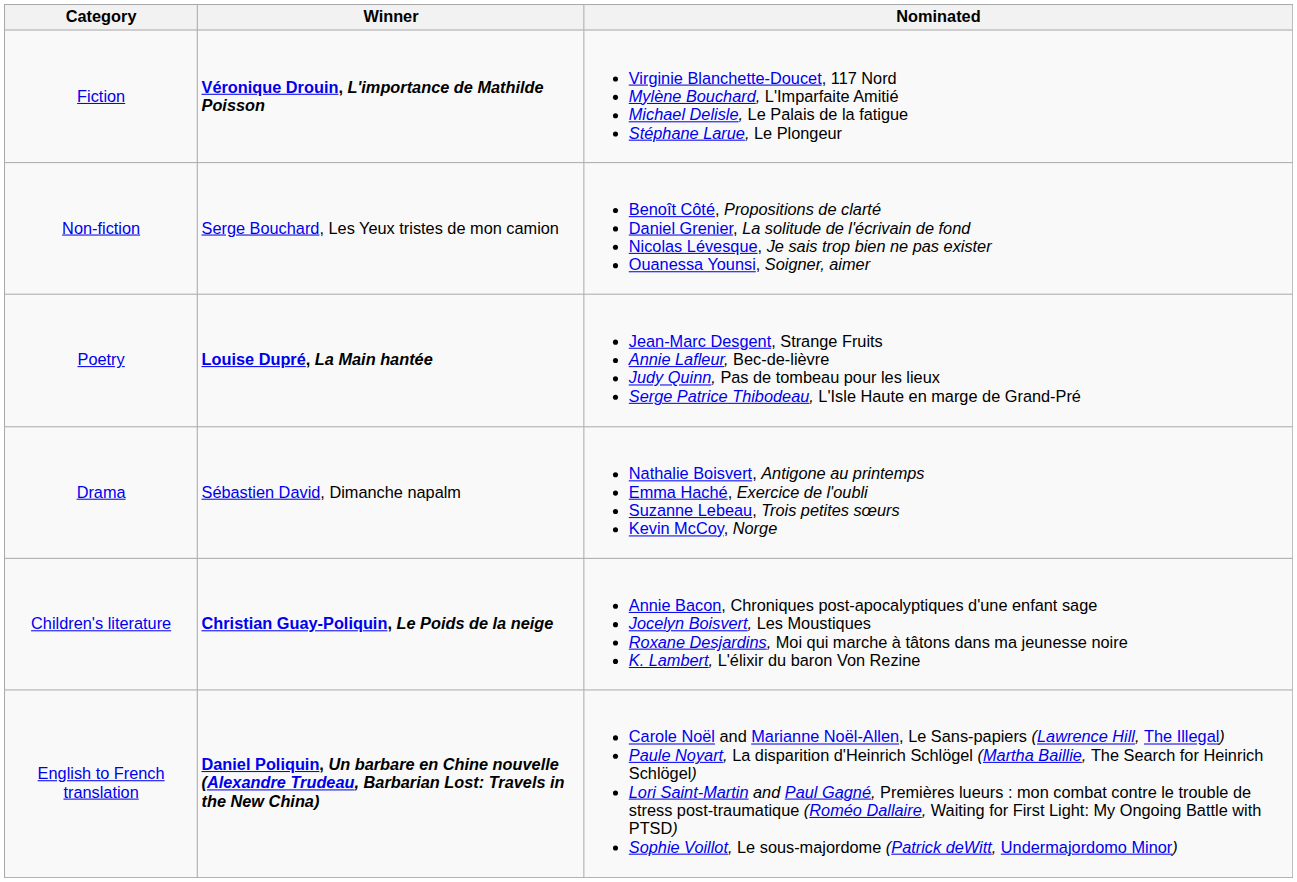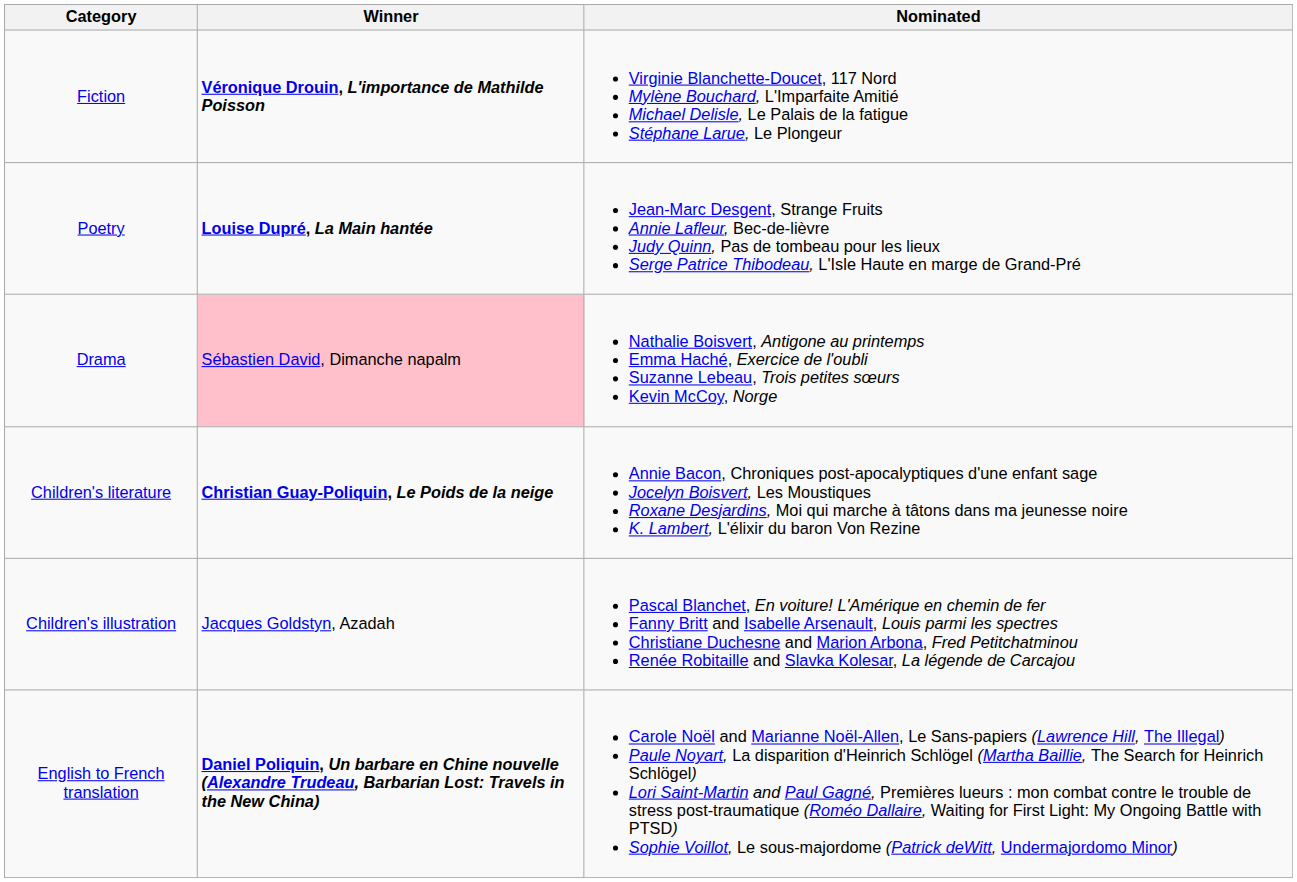- row: (101, 228)
(331, 492) no background -> (331, 360) pink background
+ row: (101, 624)
